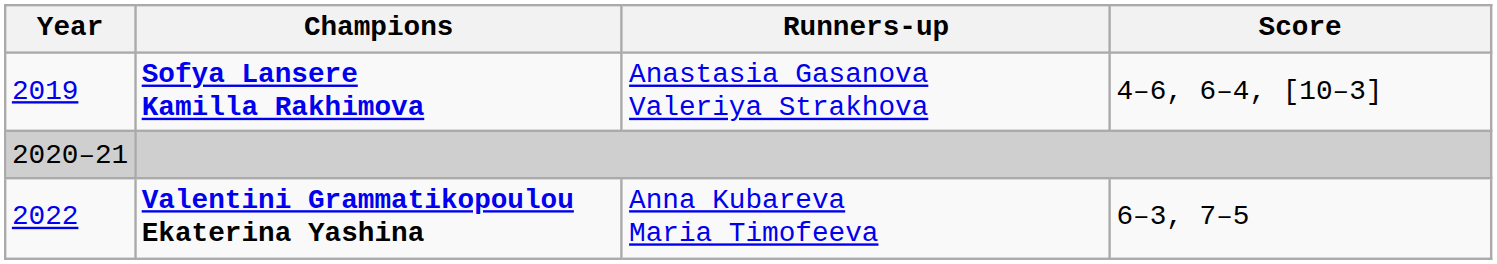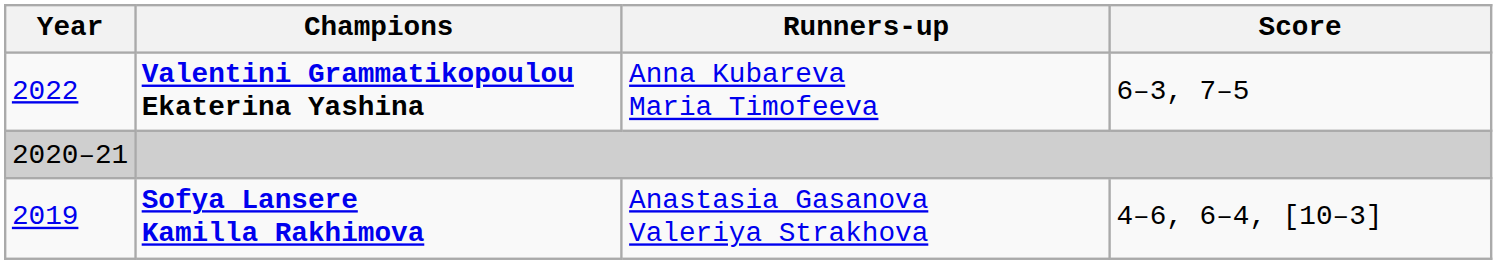rows swapped: (358, 218) <-> (283, 91)
